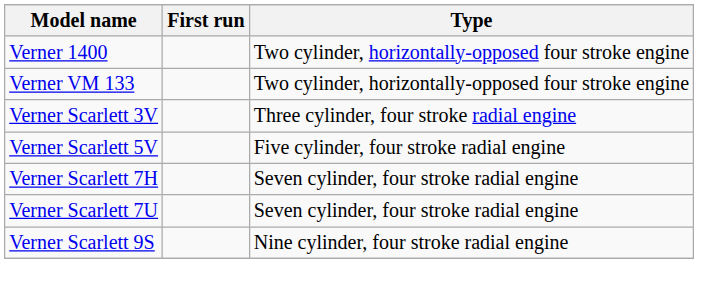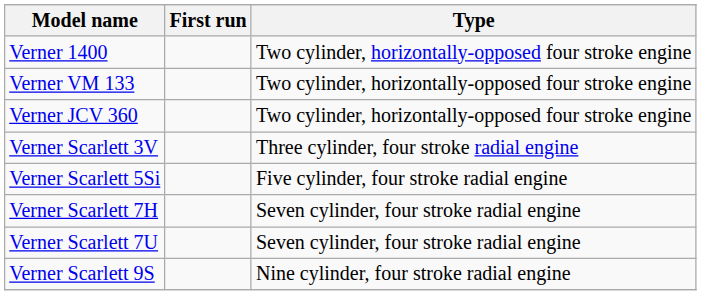+ row: (73, 115)
- row: (84, 147)
+ row: (85, 178)
